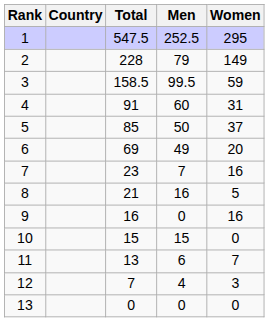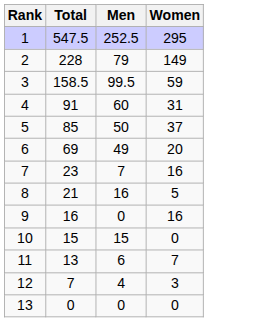- column: (76, 15)
